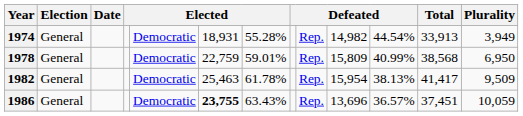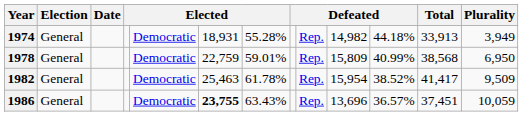(394, 36) 44.54% -> (394, 36) 44.18%
(394, 79) 38.13% -> (394, 79) 38.52%
